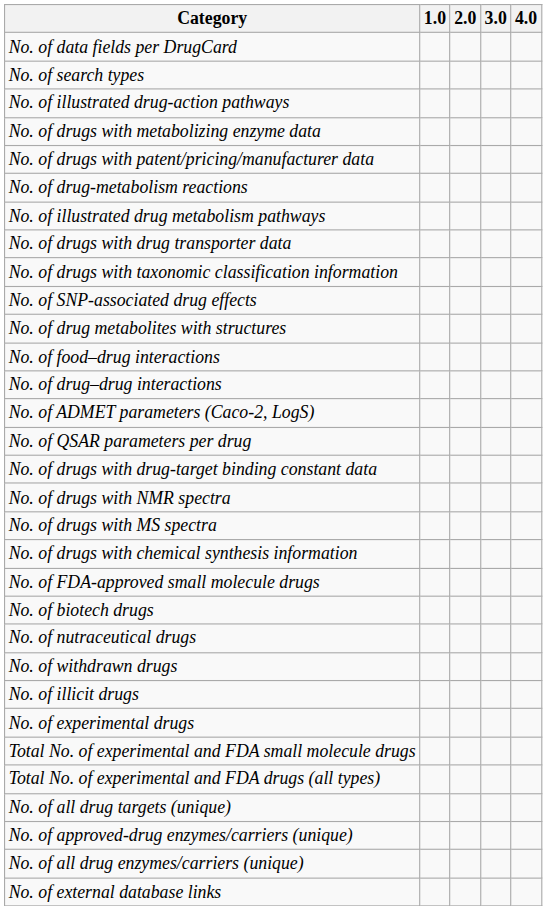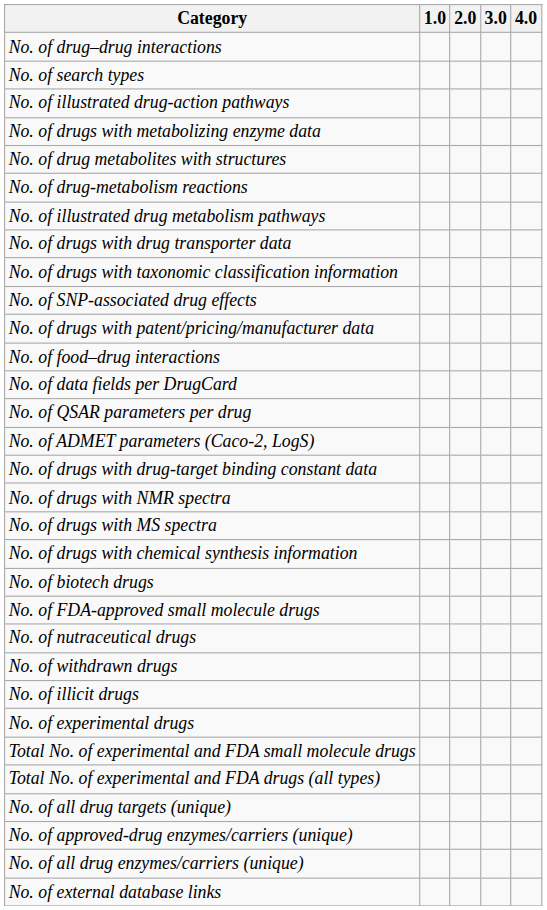rows swapped: (123, 46) <-> (115, 384)
rows swapped: (147, 328) <-> (191, 159)
rows swapped: (161, 412) <-> (130, 441)
rows swapped: (164, 581) <-> (81, 610)
